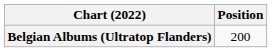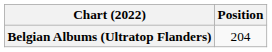(240, 36) 200 -> (240, 36) 204
